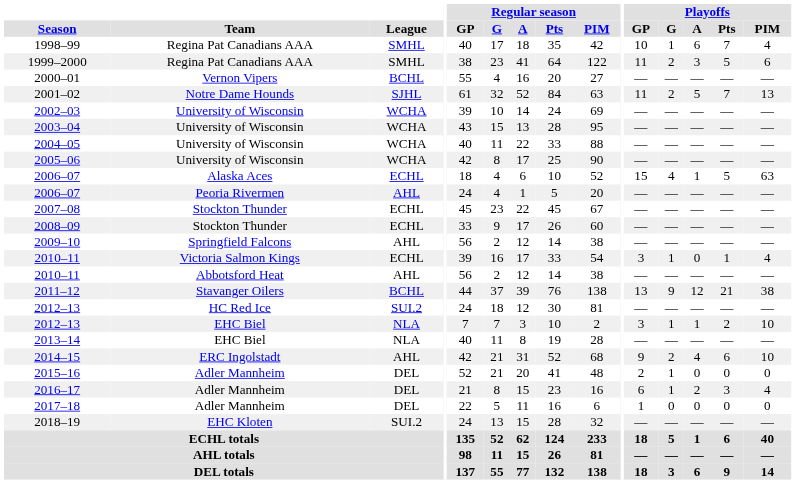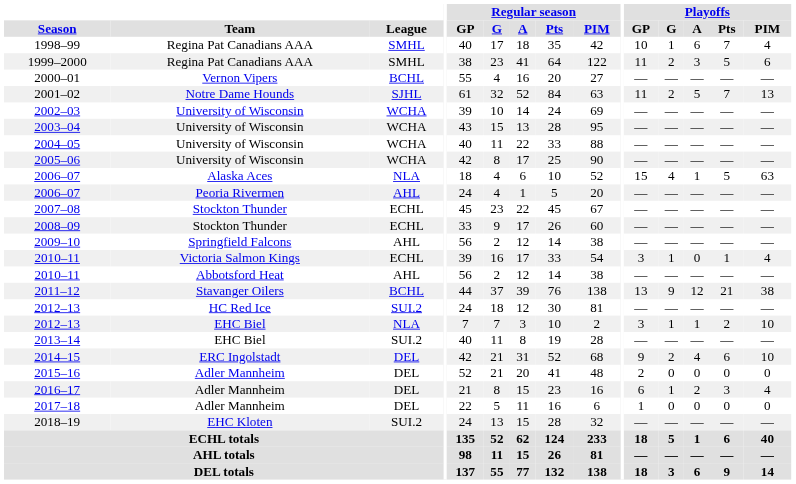(407, 176) ECHL -> (407, 176) NLA
(407, 340) NLA -> (407, 340) SUI.2
(407, 356) AHL -> (407, 356) DEL
(671, 373) 1 -> (671, 373) 0
